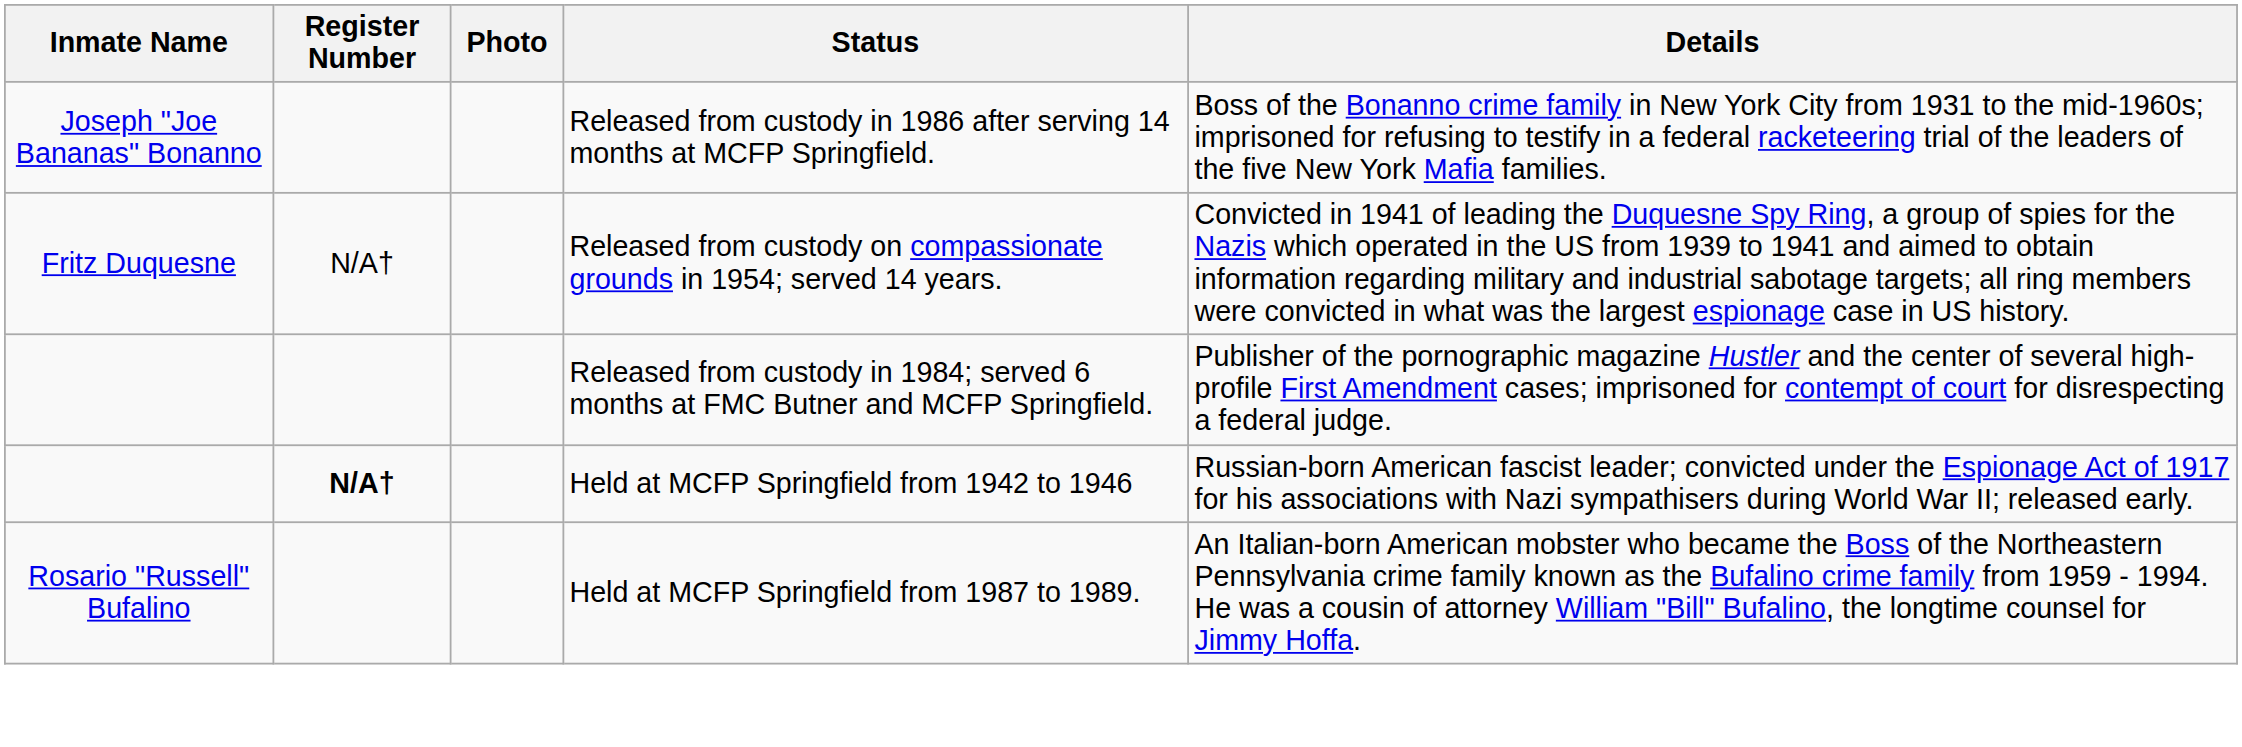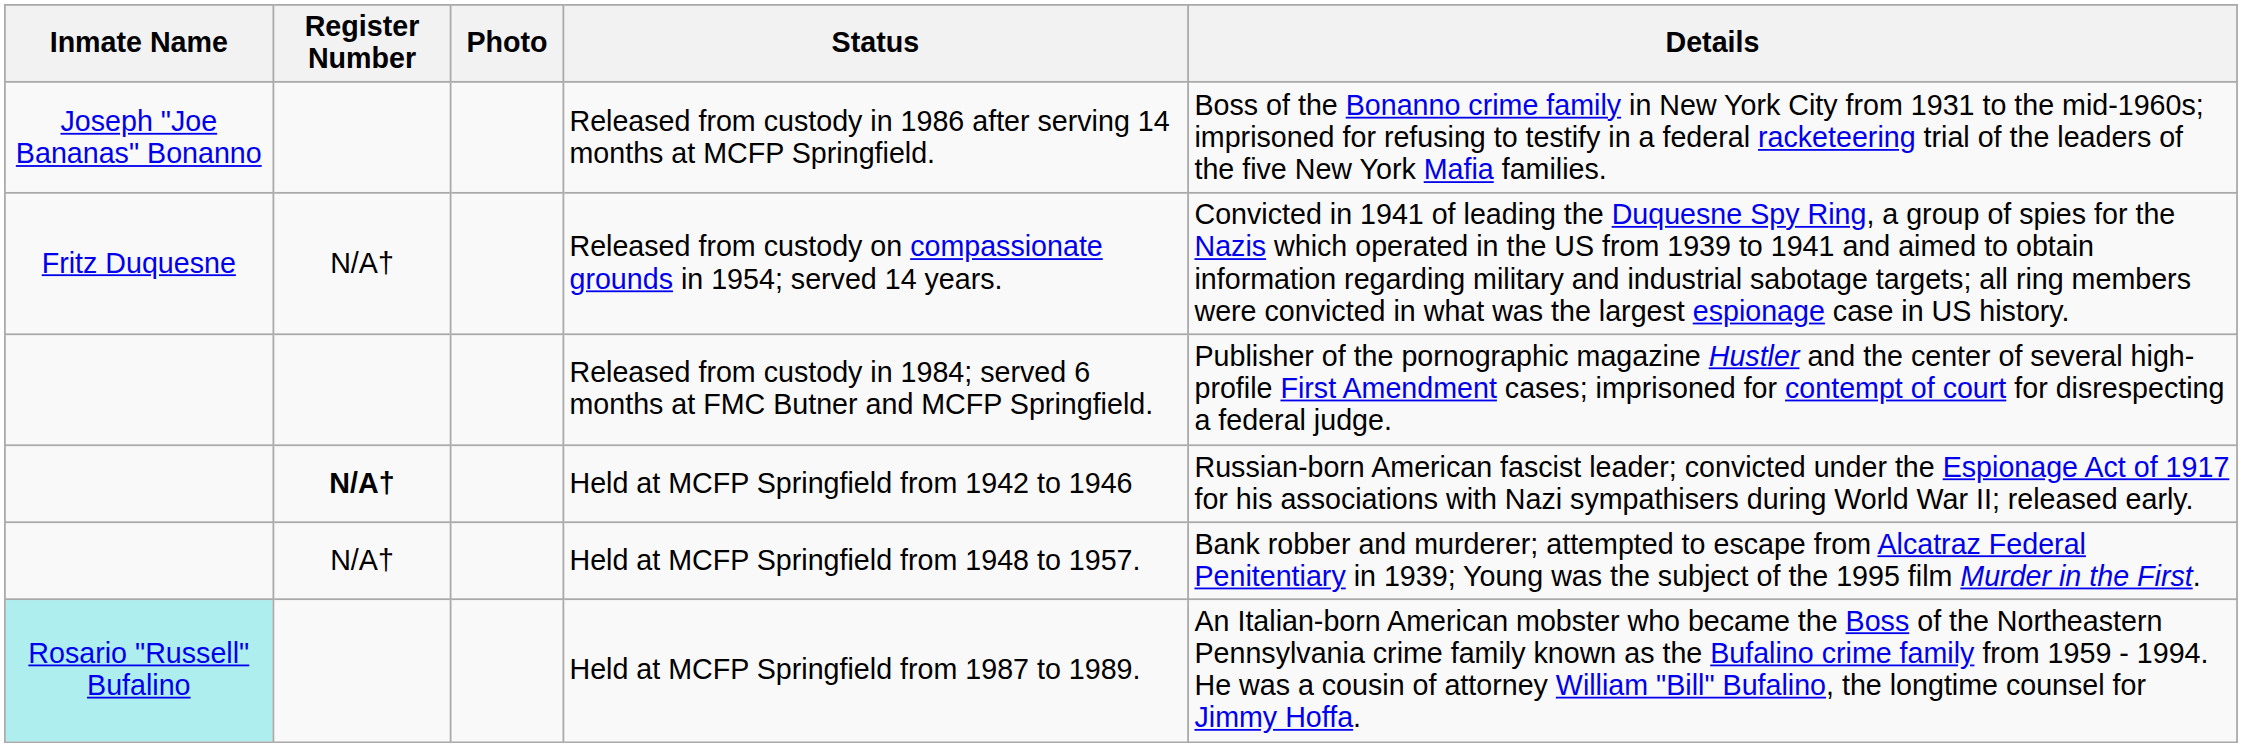+ row: (855, 560)
(139, 592) no background -> (139, 670) paleturquoise background
